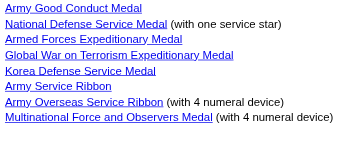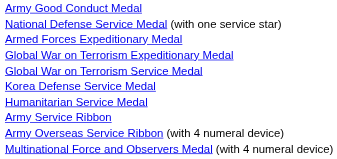+ row: (104, 71)
+ row: (76, 102)
